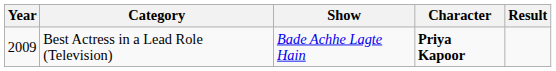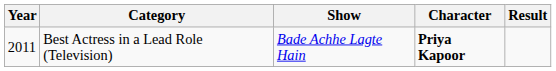(22, 46) 2009 -> (22, 46) 2011
